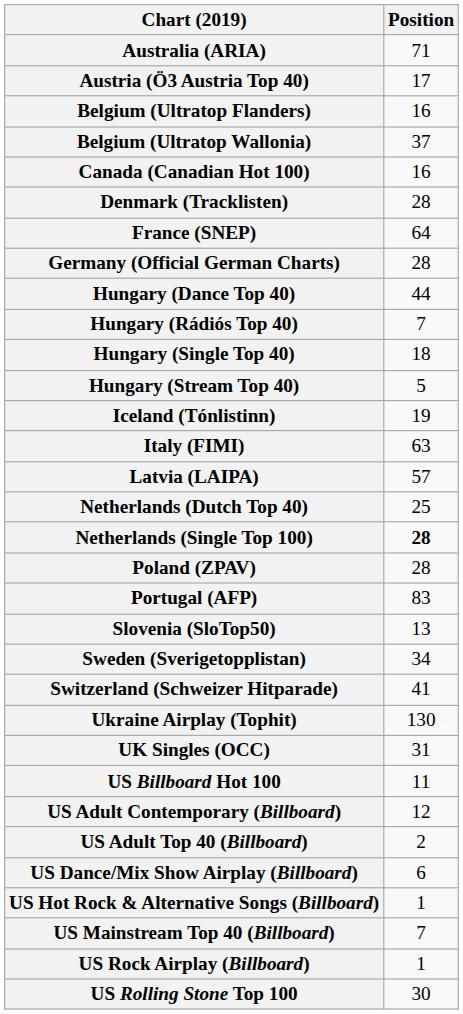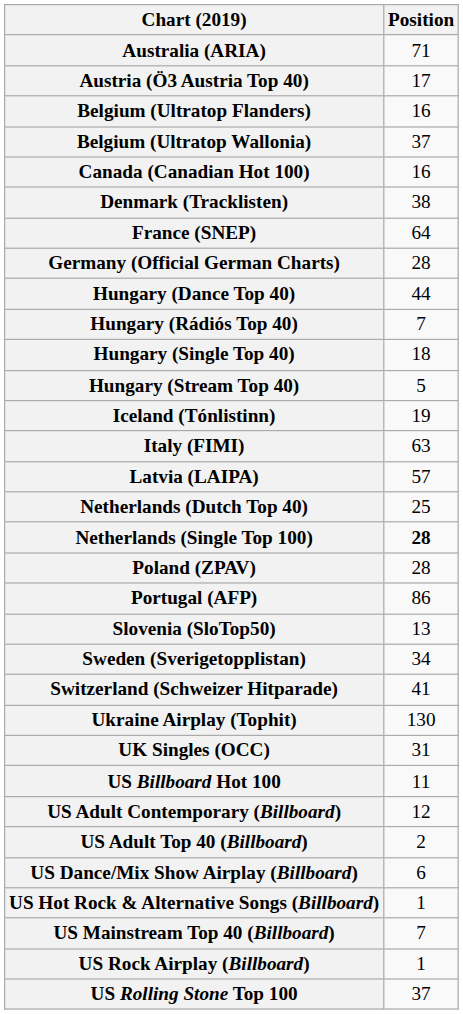(421, 202) 28 -> (421, 202) 38
(421, 598) 83 -> (421, 598) 86
(421, 994) 30 -> (421, 994) 37
